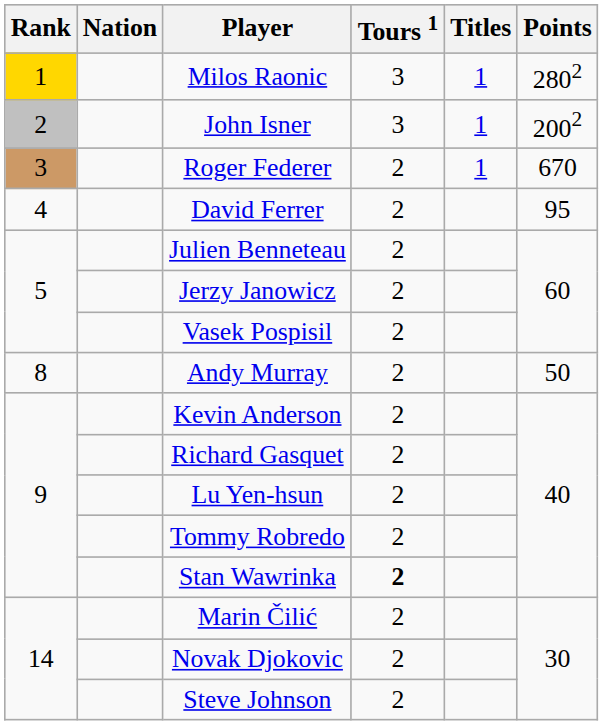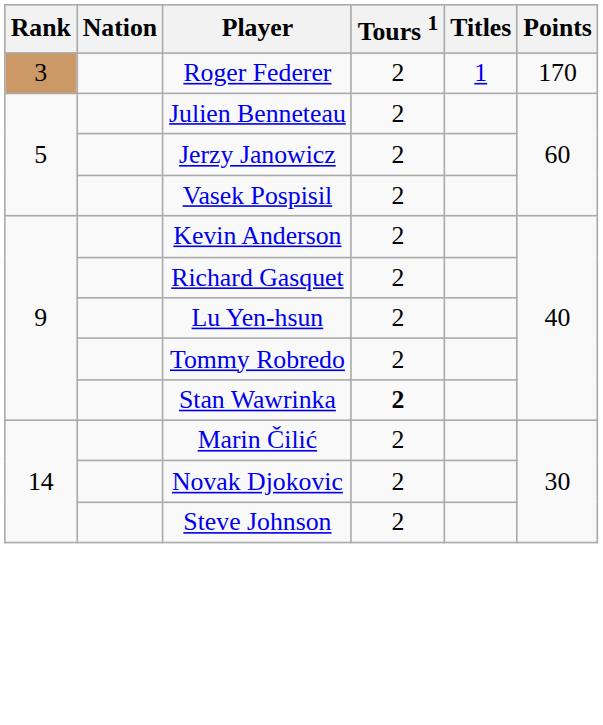- row: (257, 76)
- row: (257, 124)
(557, 168) 670 -> (557, 72) 170
- row: (257, 209)
- row: (257, 372)
